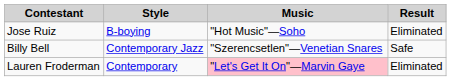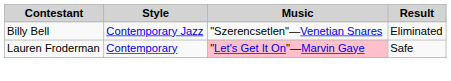- row: (32, 31)
(402, 48) Safe -> (416, 31) Eliminated
(416, 66) Eliminated -> (402, 48) Safe
